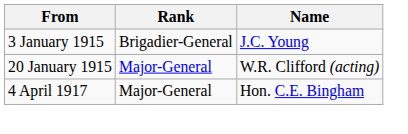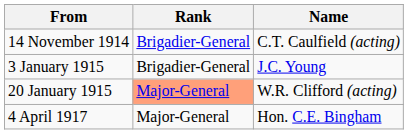+ row: (69, 41)
(165, 66) no background -> (183, 91) lightsalmon background
